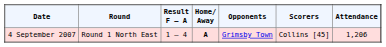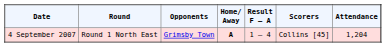columns swapped: (247, 16) <-> (176, 16)
(357, 35) 1,206 -> (357, 35) 1,204
